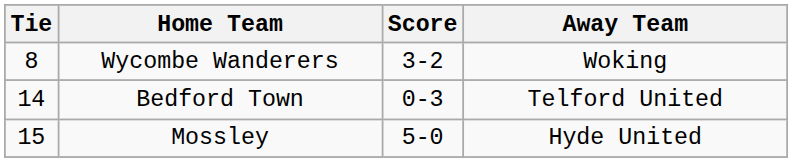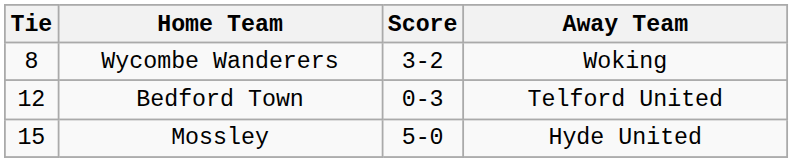(31, 100) 14 -> (31, 100) 12
